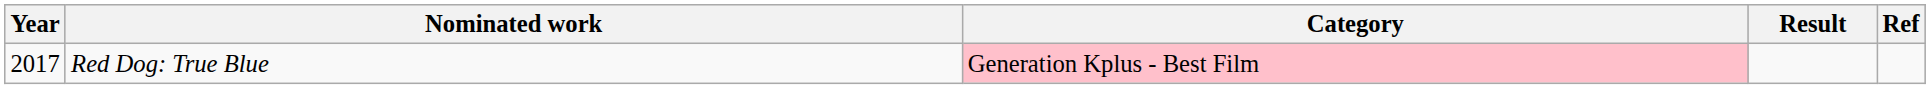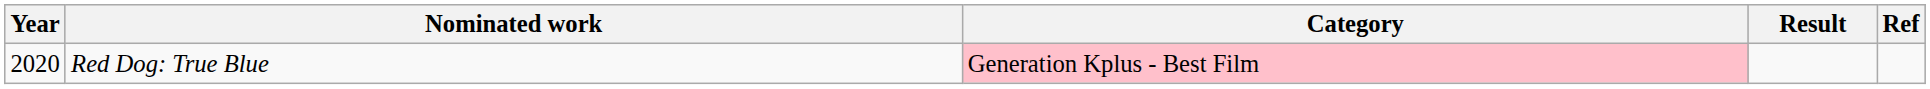(35, 63) 2017 -> (35, 63) 2020
